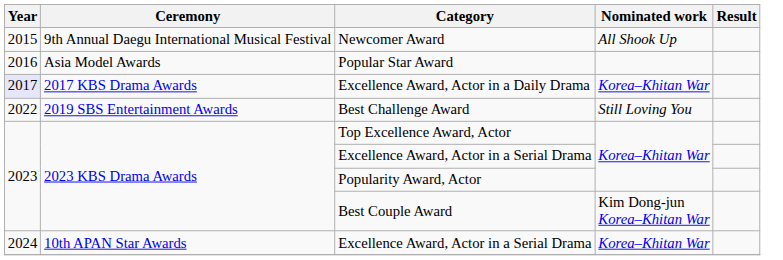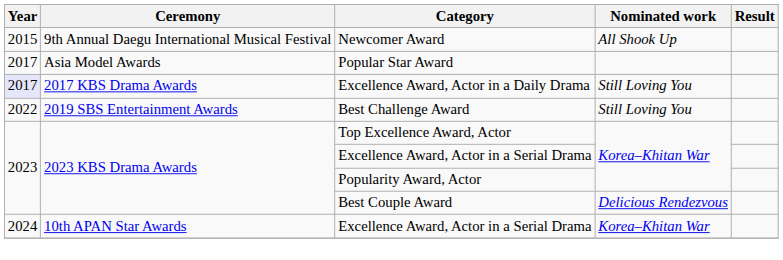(23, 62) 2016 -> (23, 62) 2017
(654, 86) Korea–Khitan War -> (645, 86) Still Loving You
(654, 211) Kim Dong-jun Korea–Khitan War -> (663, 202) Delicious Rendezvous
